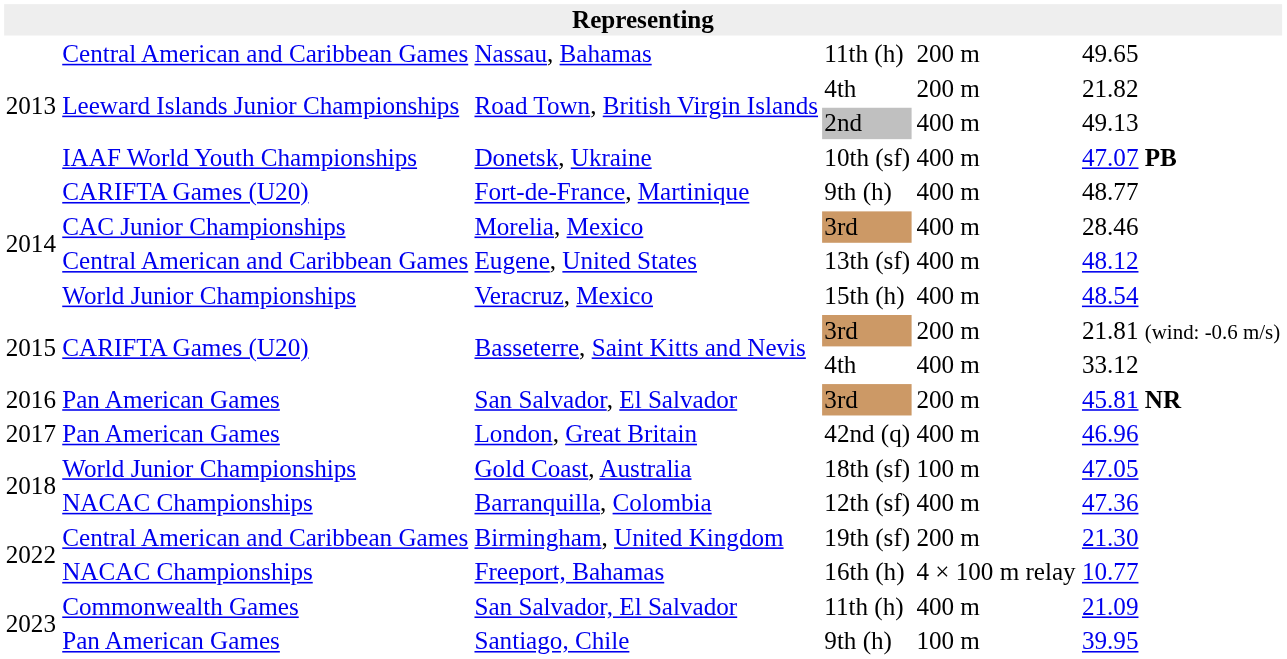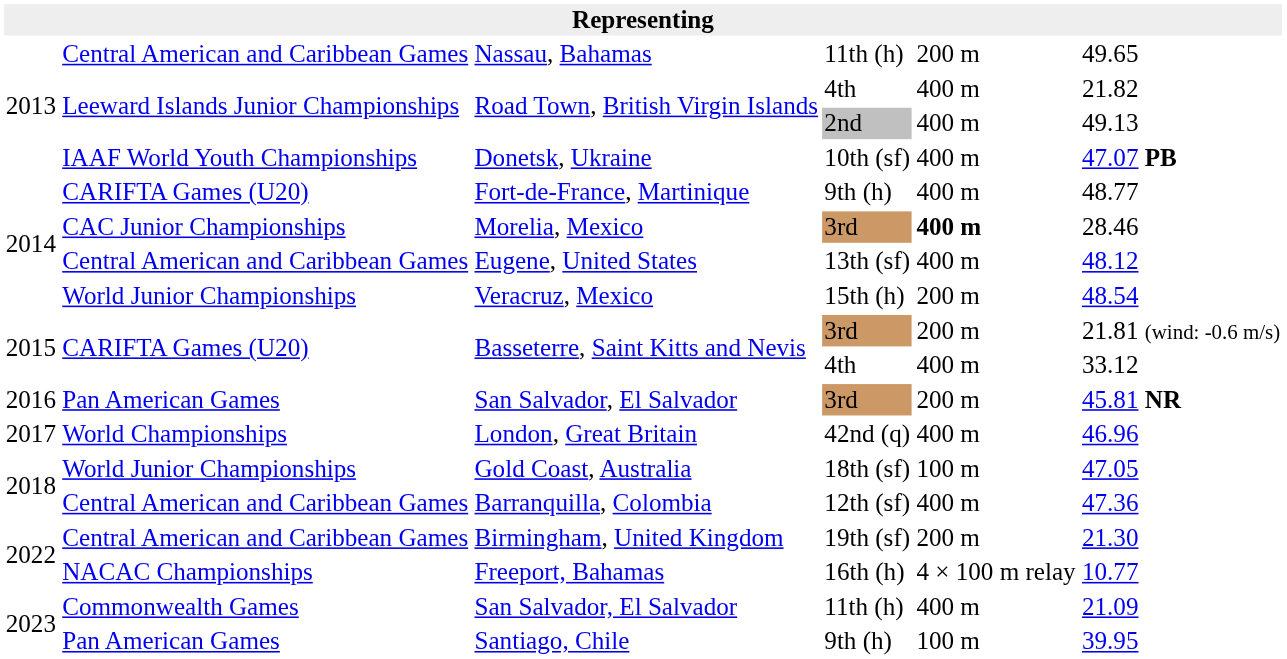(948, 88) 200 m -> (948, 88) 400 m
(948, 226) normal -> (949, 226) bold
(948, 295) 400 m -> (948, 295) 200 m
(171, 434) Pan American Games -> (175, 434) World Championships
(187, 503) NACAC Championships -> (265, 503) Central American and Caribbean Games
